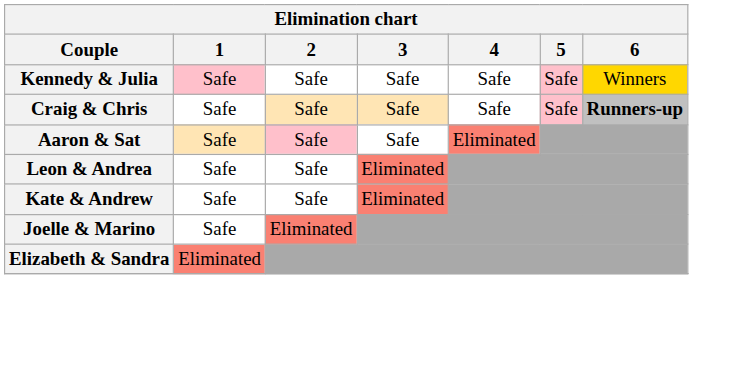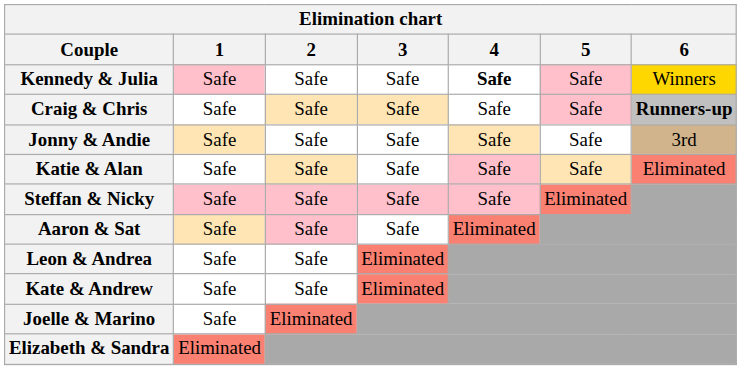(494, 79) normal -> (494, 79) bold
+ row: (89, 139)
+ row: (89, 169)
+ row: (89, 199)
